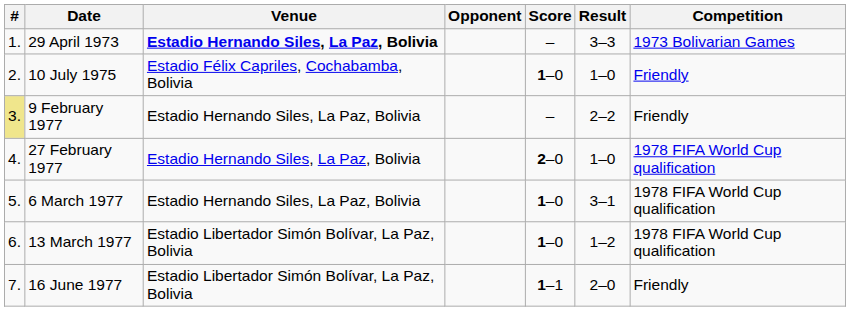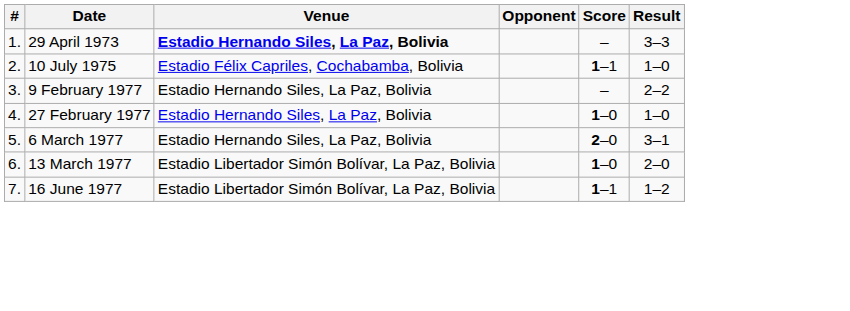- column: (738, 16)
(550, 74) 1–0 -> (604, 66) 1–1
(15, 116) khaki background -> (15, 90) no background
(550, 158) 2–0 -> (604, 115) 1–0
(550, 200) 1–0 -> (604, 139) 2–0
(603, 243) 1–2 -> (657, 164) 2–0
(603, 285) 2–0 -> (657, 189) 1–2
